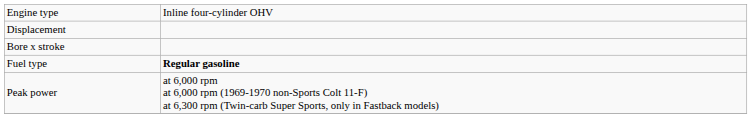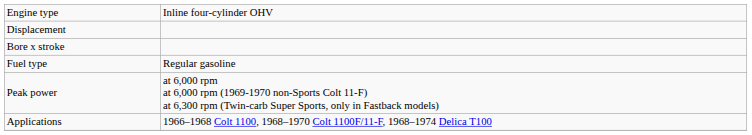(201, 64) bold -> (199, 64) normal
+ row: (34, 122)
